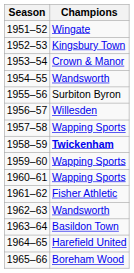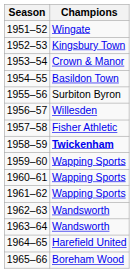(81, 78) Wandsworth -> (85, 78) Basildon Town
(89, 128) Wapping Sports -> (85, 128) Fisher Athletic
(85, 194) Fisher Athletic -> (89, 194) Wapping Sports
(85, 227) Basildon Town -> (81, 227) Wandsworth
